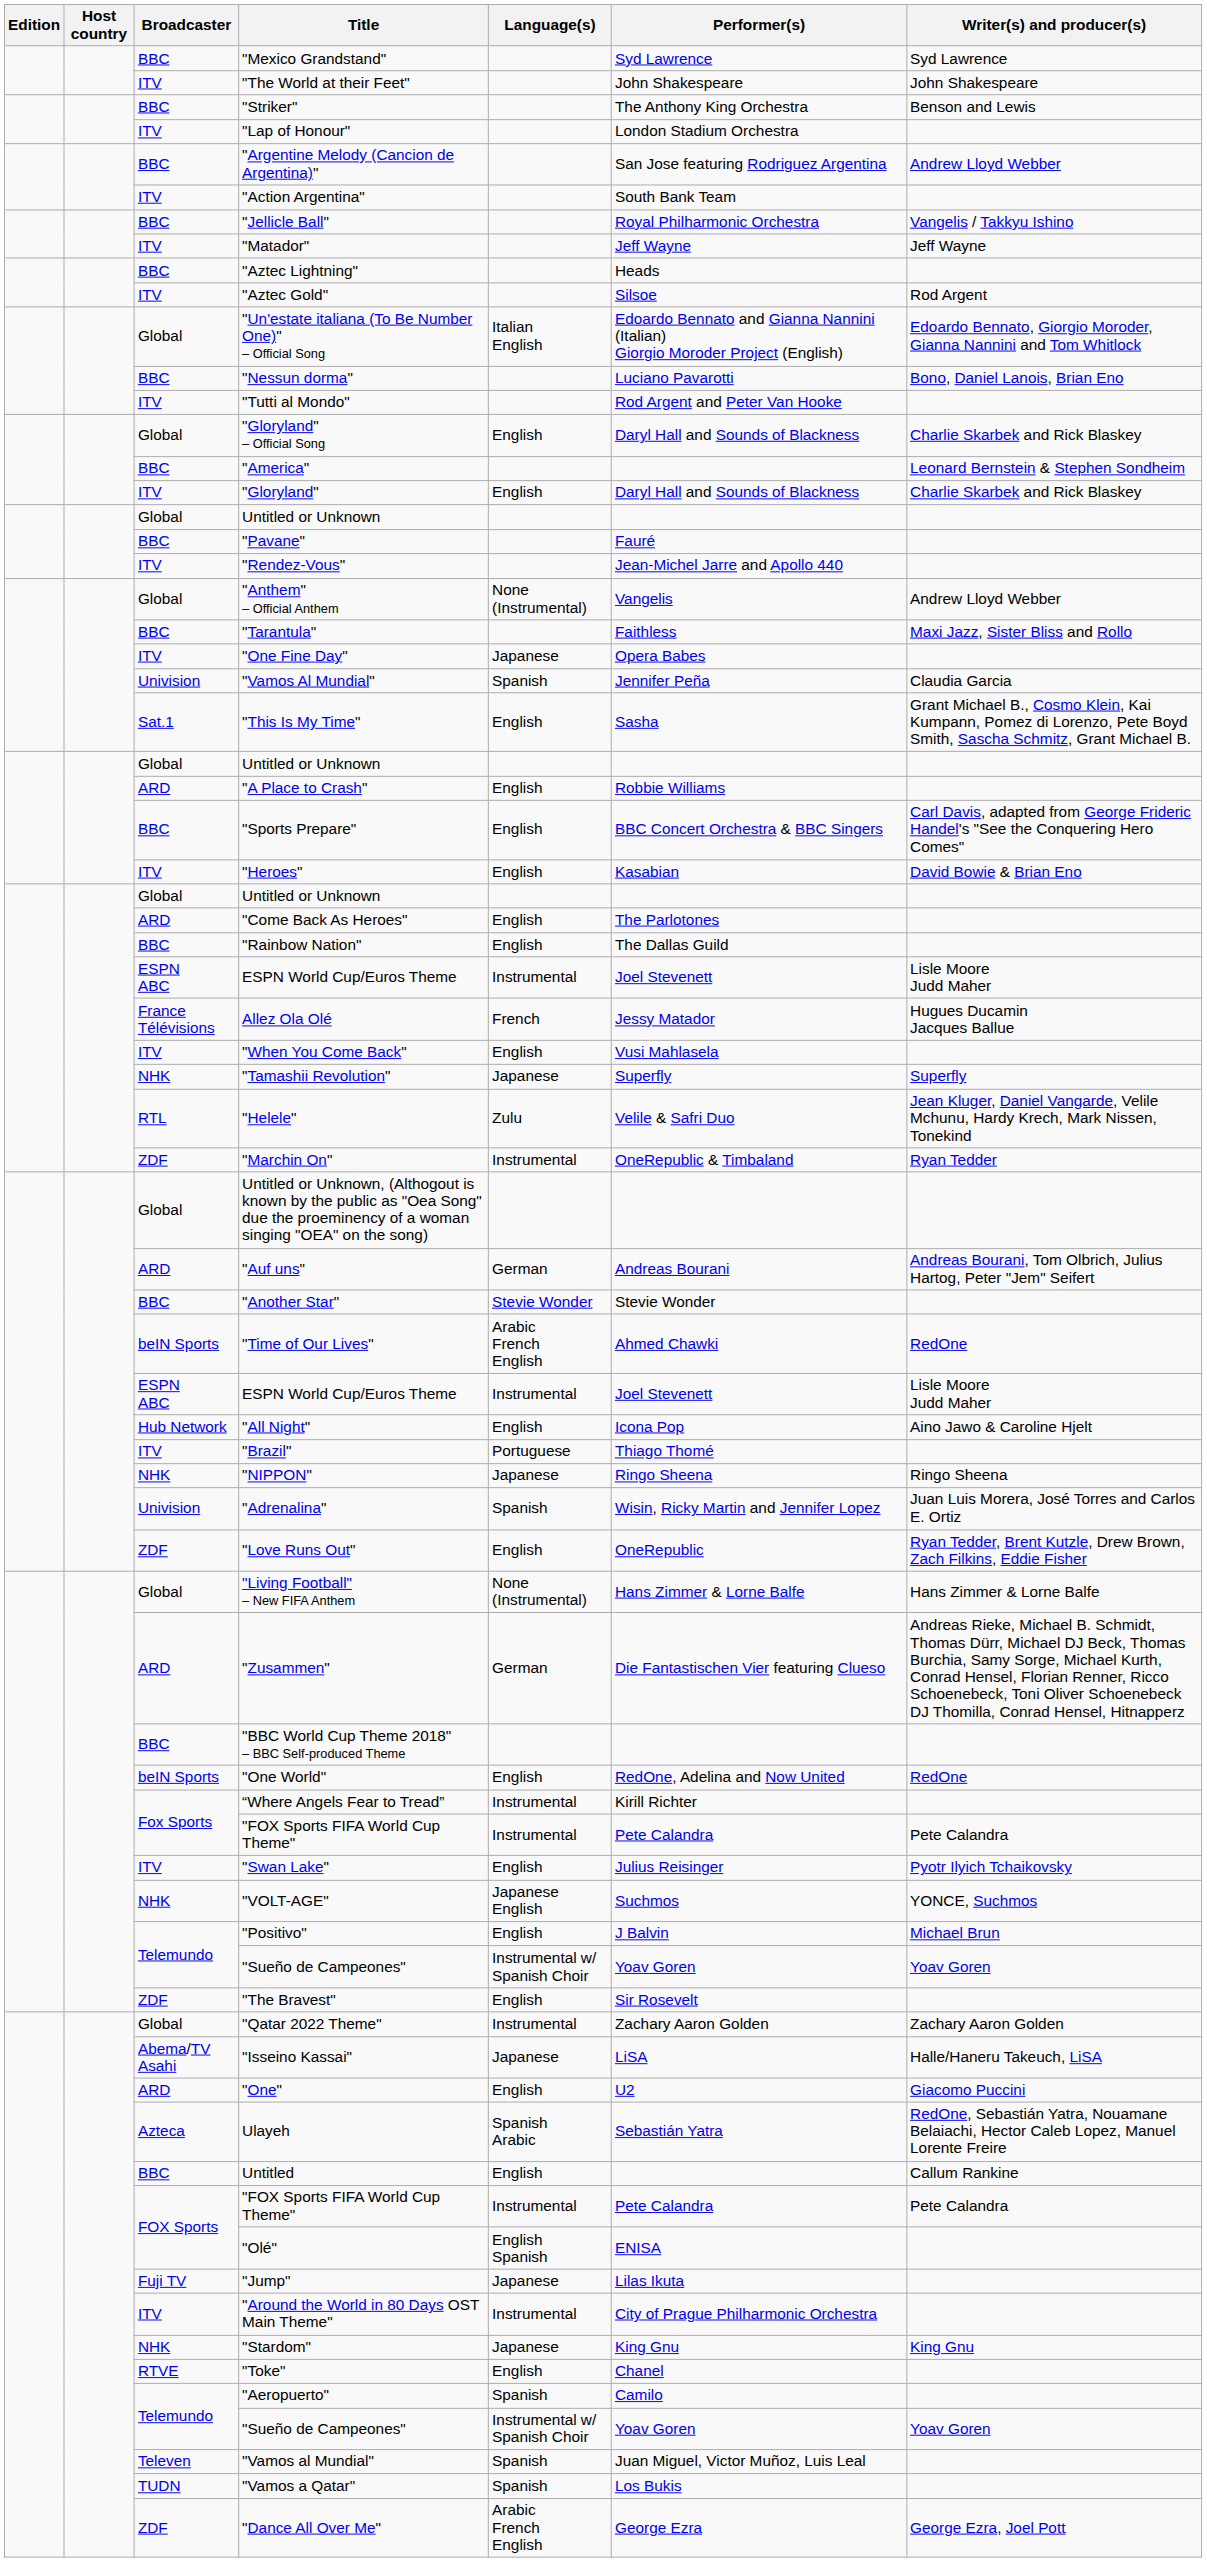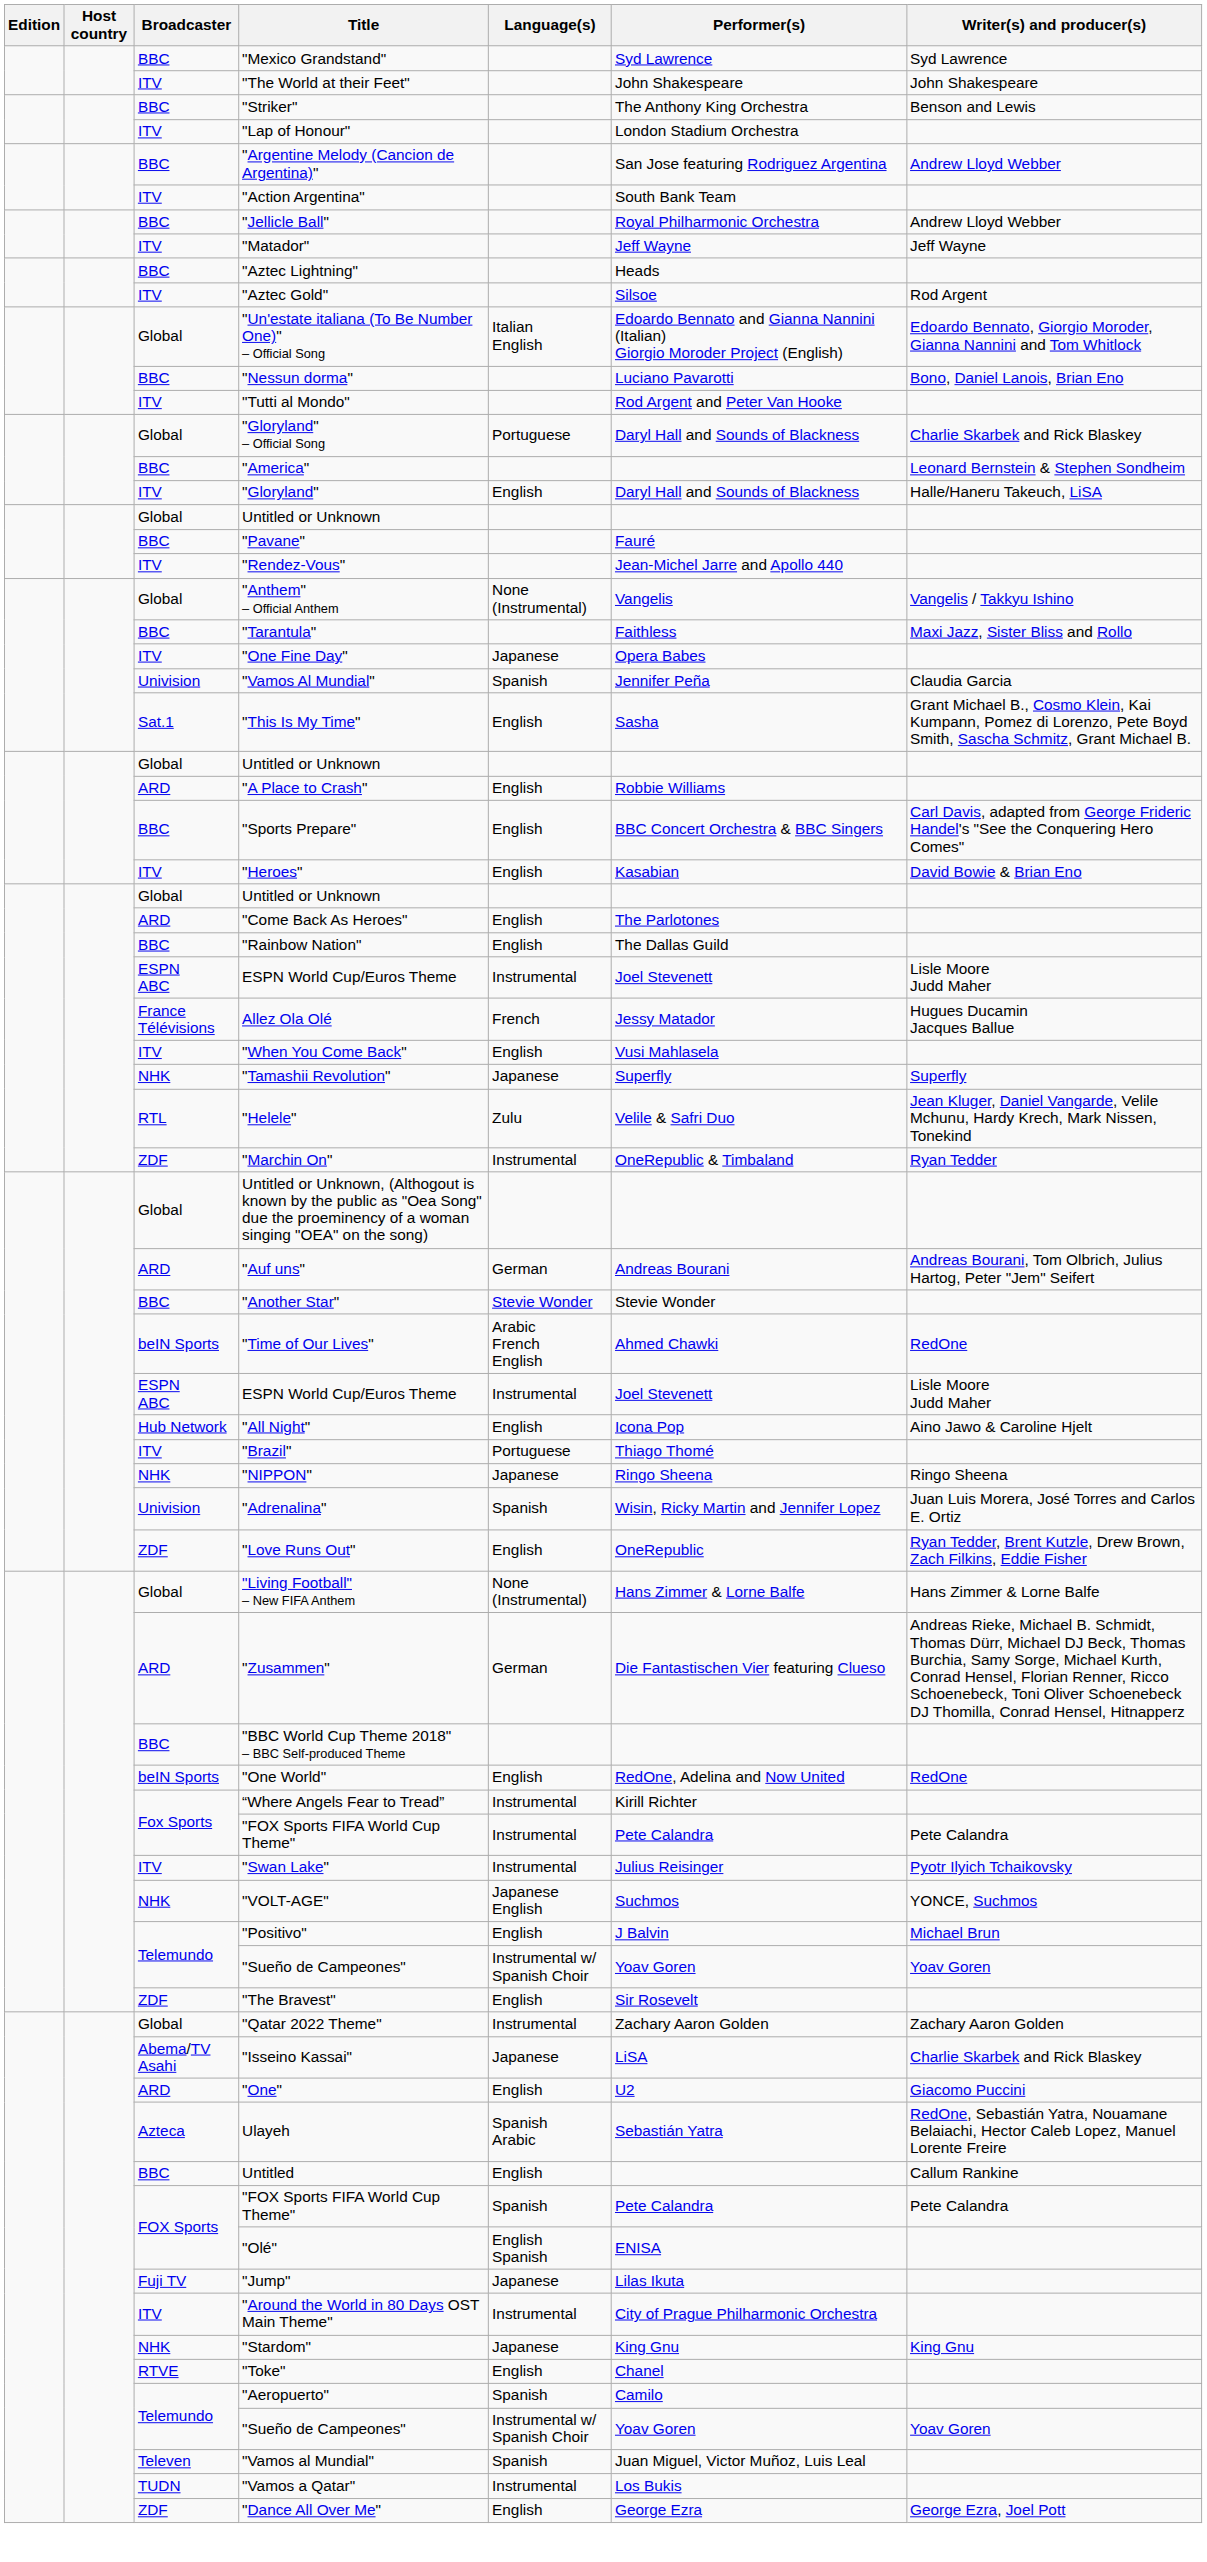(992, 221) Vangelis / Takkyu Ishino -> (985, 221) Andrew Lloyd Webber
(517, 435) English -> (531, 435) Portuguese
(1026, 492) Charlie Skarbek and Rick Blaskey -> (1006, 492) Halle/Haneru Takeuch, LiSA
(985, 598) Andrew Lloyd Webber -> (992, 598) Vangelis / Takkyu Ishino
(517, 1867) English -> (534, 1867) Instrumental
(1006, 2057) Halle/Haneru Takeuch, LiSA -> (1026, 2057) Charlie Skarbek and Rick Blaskey
(534, 2206) Instrumental -> (520, 2206) Spanish
(520, 2486) Spanish -> (534, 2486) Instrumental
(517, 2527) Arabic French English -> (517, 2510) English
